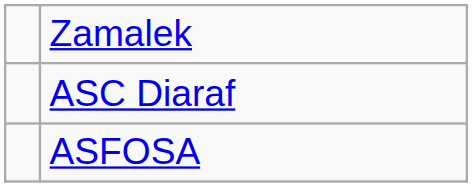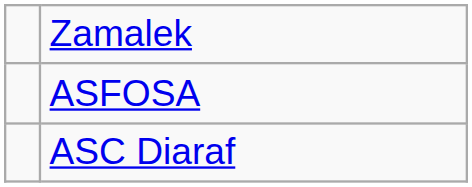rows swapped: (125, 151) <-> (142, 92)
